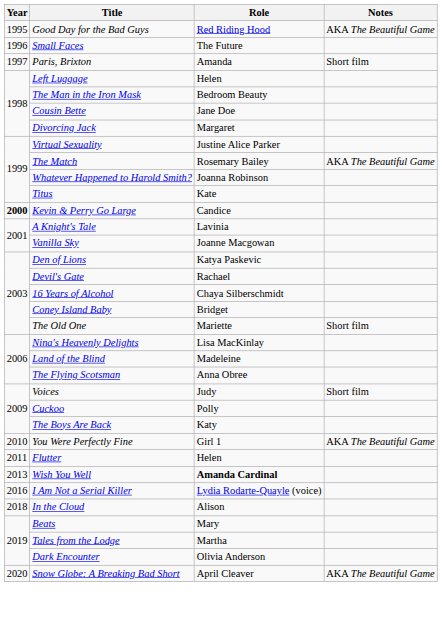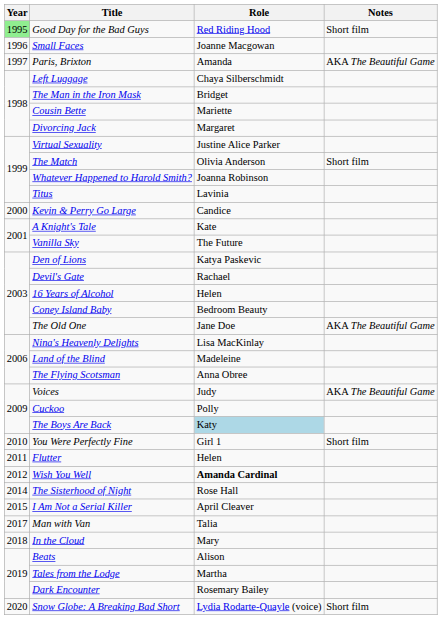(17, 29) no background -> (17, 29) lightgreen background
(380, 29) AKA The Beautiful Game -> (348, 29) Short film
(220, 45) The Future -> (236, 45) Joanne Macgowan
(348, 62) Short film -> (380, 62) AKA The Beautiful Game
(209, 78) Helen -> (240, 78) Chaya Silberschmidt
(232, 95) Bedroom Beauty -> (212, 95) Bridget
(216, 111) Jane Doe -> (214, 111) Mariette
(233, 161) Rosemary Bailey -> (231, 161) Olivia Anderson
(380, 161) AKA The Beautiful Game -> (348, 161) Short film
(207, 194) Kate -> (213, 194) Lavinia
(17, 210) bold -> (17, 210) normal
(213, 227) Lavinia -> (207, 227) Kate
(236, 243) Joanne Macgowan -> (220, 243) The Future
(240, 293) Chaya Silberschmidt -> (209, 293) Helen
(212, 309) Bridget -> (232, 309) Bedroom Beauty
(214, 326) Mariette -> (216, 326) Jane Doe
(348, 326) Short film -> (380, 326) AKA The Beautiful Game
(348, 392) Short film -> (380, 392) AKA The Beautiful Game
(207, 425) no background -> (207, 425) lightblue background
(380, 441) AKA The Beautiful Game -> (348, 441) Short film
(17, 474) 2013 -> (17, 474) 2012
+ row: (82, 491)
(17, 491) 2016 -> (17, 507) 2015
(259, 491) Lydia Rodarte-Quayle (voice) -> (225, 507) April Cleaver
+ row: (61, 524)
(211, 507) Alison -> (208, 540) Mary
(208, 524) Mary -> (211, 557) Alison
(231, 557) Olivia Anderson -> (233, 590) Rosemary Bailey
(225, 573) April Cleaver -> (259, 606) Lydia Rodarte-Quayle (voice)
(380, 573) AKA The Beautiful Game -> (348, 606) Short film
